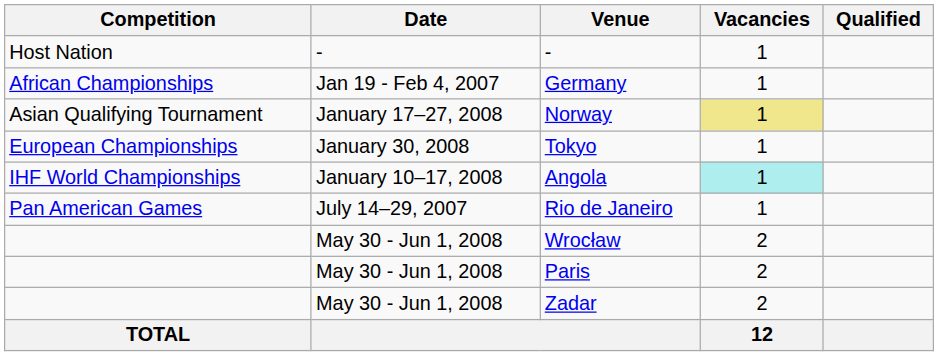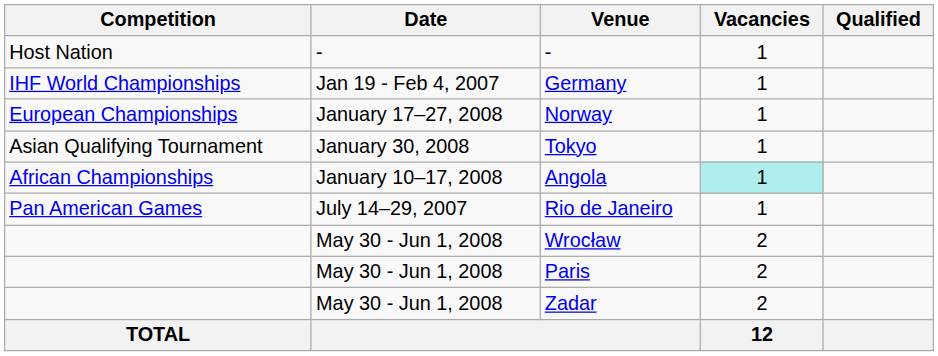(111, 83) African Championships -> (125, 83) IHF World Championships
(136, 114) Asian Qualifying Tournament -> (123, 114) European Championships
(762, 114) khaki background -> (762, 114) no background
(123, 146) European Championships -> (136, 146) Asian Qualifying Tournament
(125, 177) IHF World Championships -> (111, 177) African Championships
